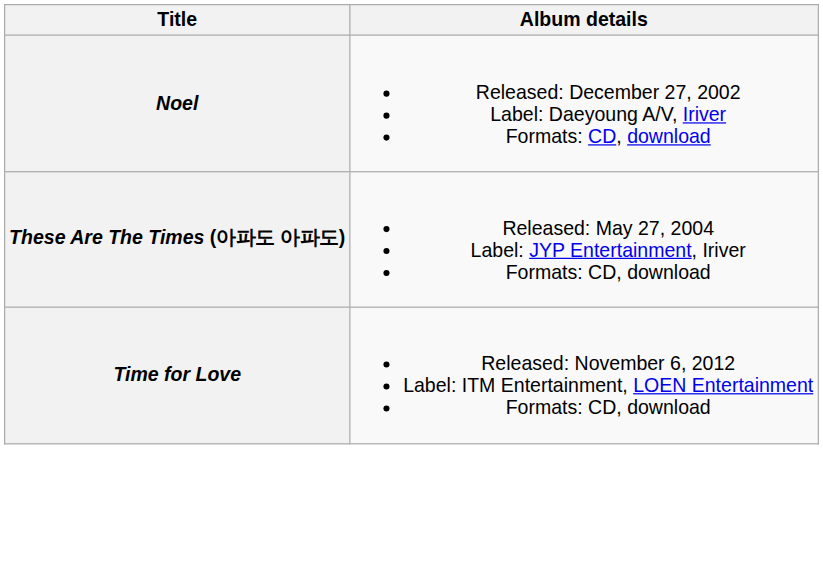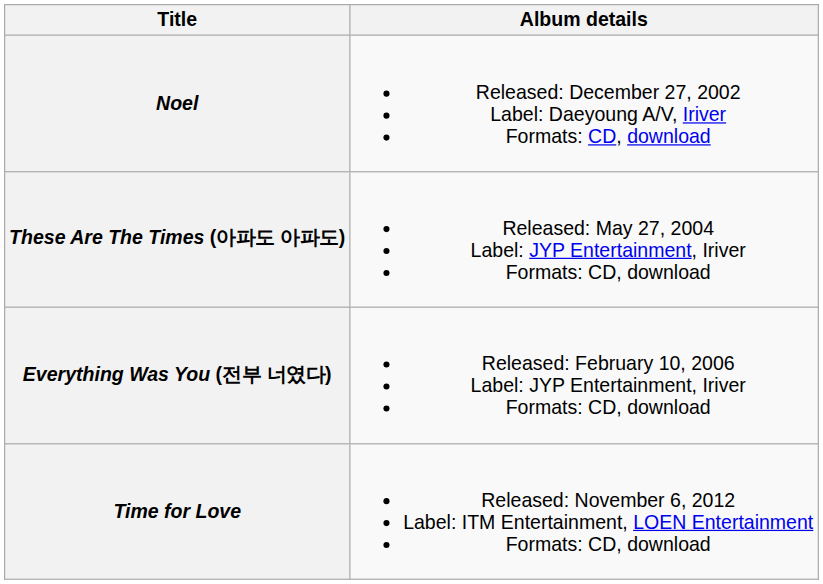+ row: (177, 374)
